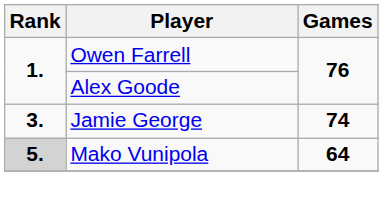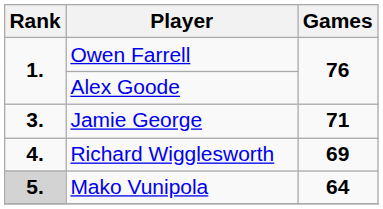(338, 120) 74 -> (338, 120) 71
+ row: (172, 154)
